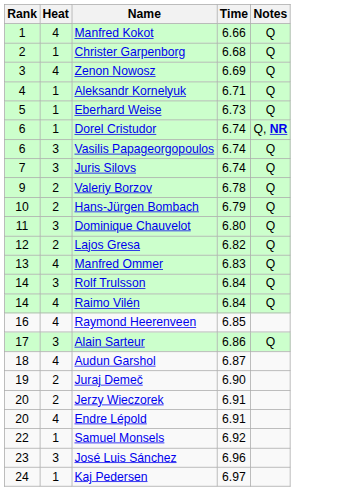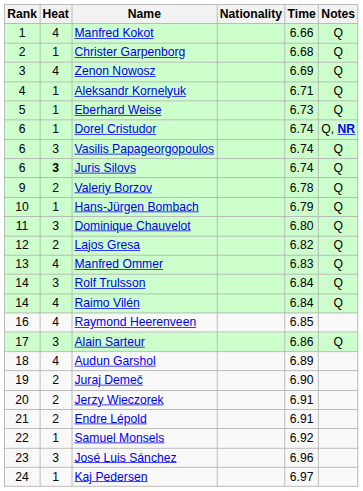+ column: (251, 14)
(22, 168) 7 -> (22, 168) 6
(56, 168) normal -> (56, 168) bold
(56, 206) 2 -> (56, 206) 1
(234, 361) 6.87 -> (302, 361) 6.89
(22, 419) 20 -> (22, 419) 21
(56, 419) 4 -> (56, 419) 2
